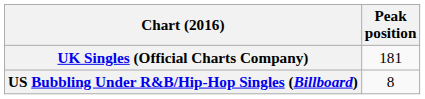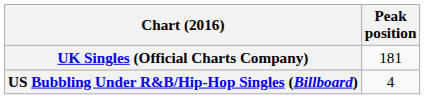(391, 81) 8 -> (391, 81) 4
